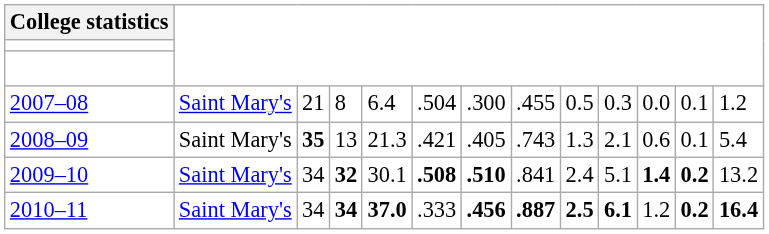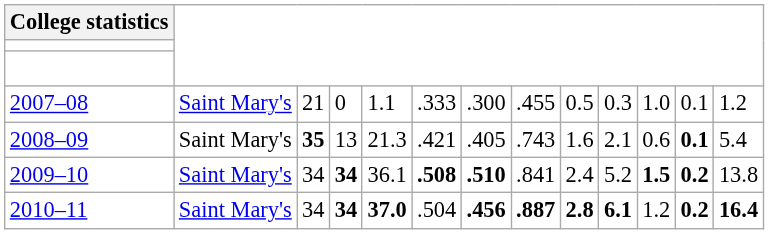(340, 103) 8 -> (340, 103) 0
(382, 103) 6.4 -> (382, 103) 1.1
(437, 103) .504 -> (437, 103) .333
(656, 103) 0.0 -> (656, 103) 1.0
(580, 139) 1.3 -> (580, 139) 1.6
(695, 139) normal -> (695, 139) bold
(346, 174) 32 -> (346, 174) 34
(387, 174) 30.1 -> (387, 174) 36.1
(618, 174) 5.1 -> (618, 174) 5.2
(656, 174) 1.4 -> (656, 174) 1.5
(739, 174) 13.2 -> (739, 174) 13.8
(437, 210) .333 -> (437, 210) .504
(580, 210) 2.5 -> (580, 210) 2.8
